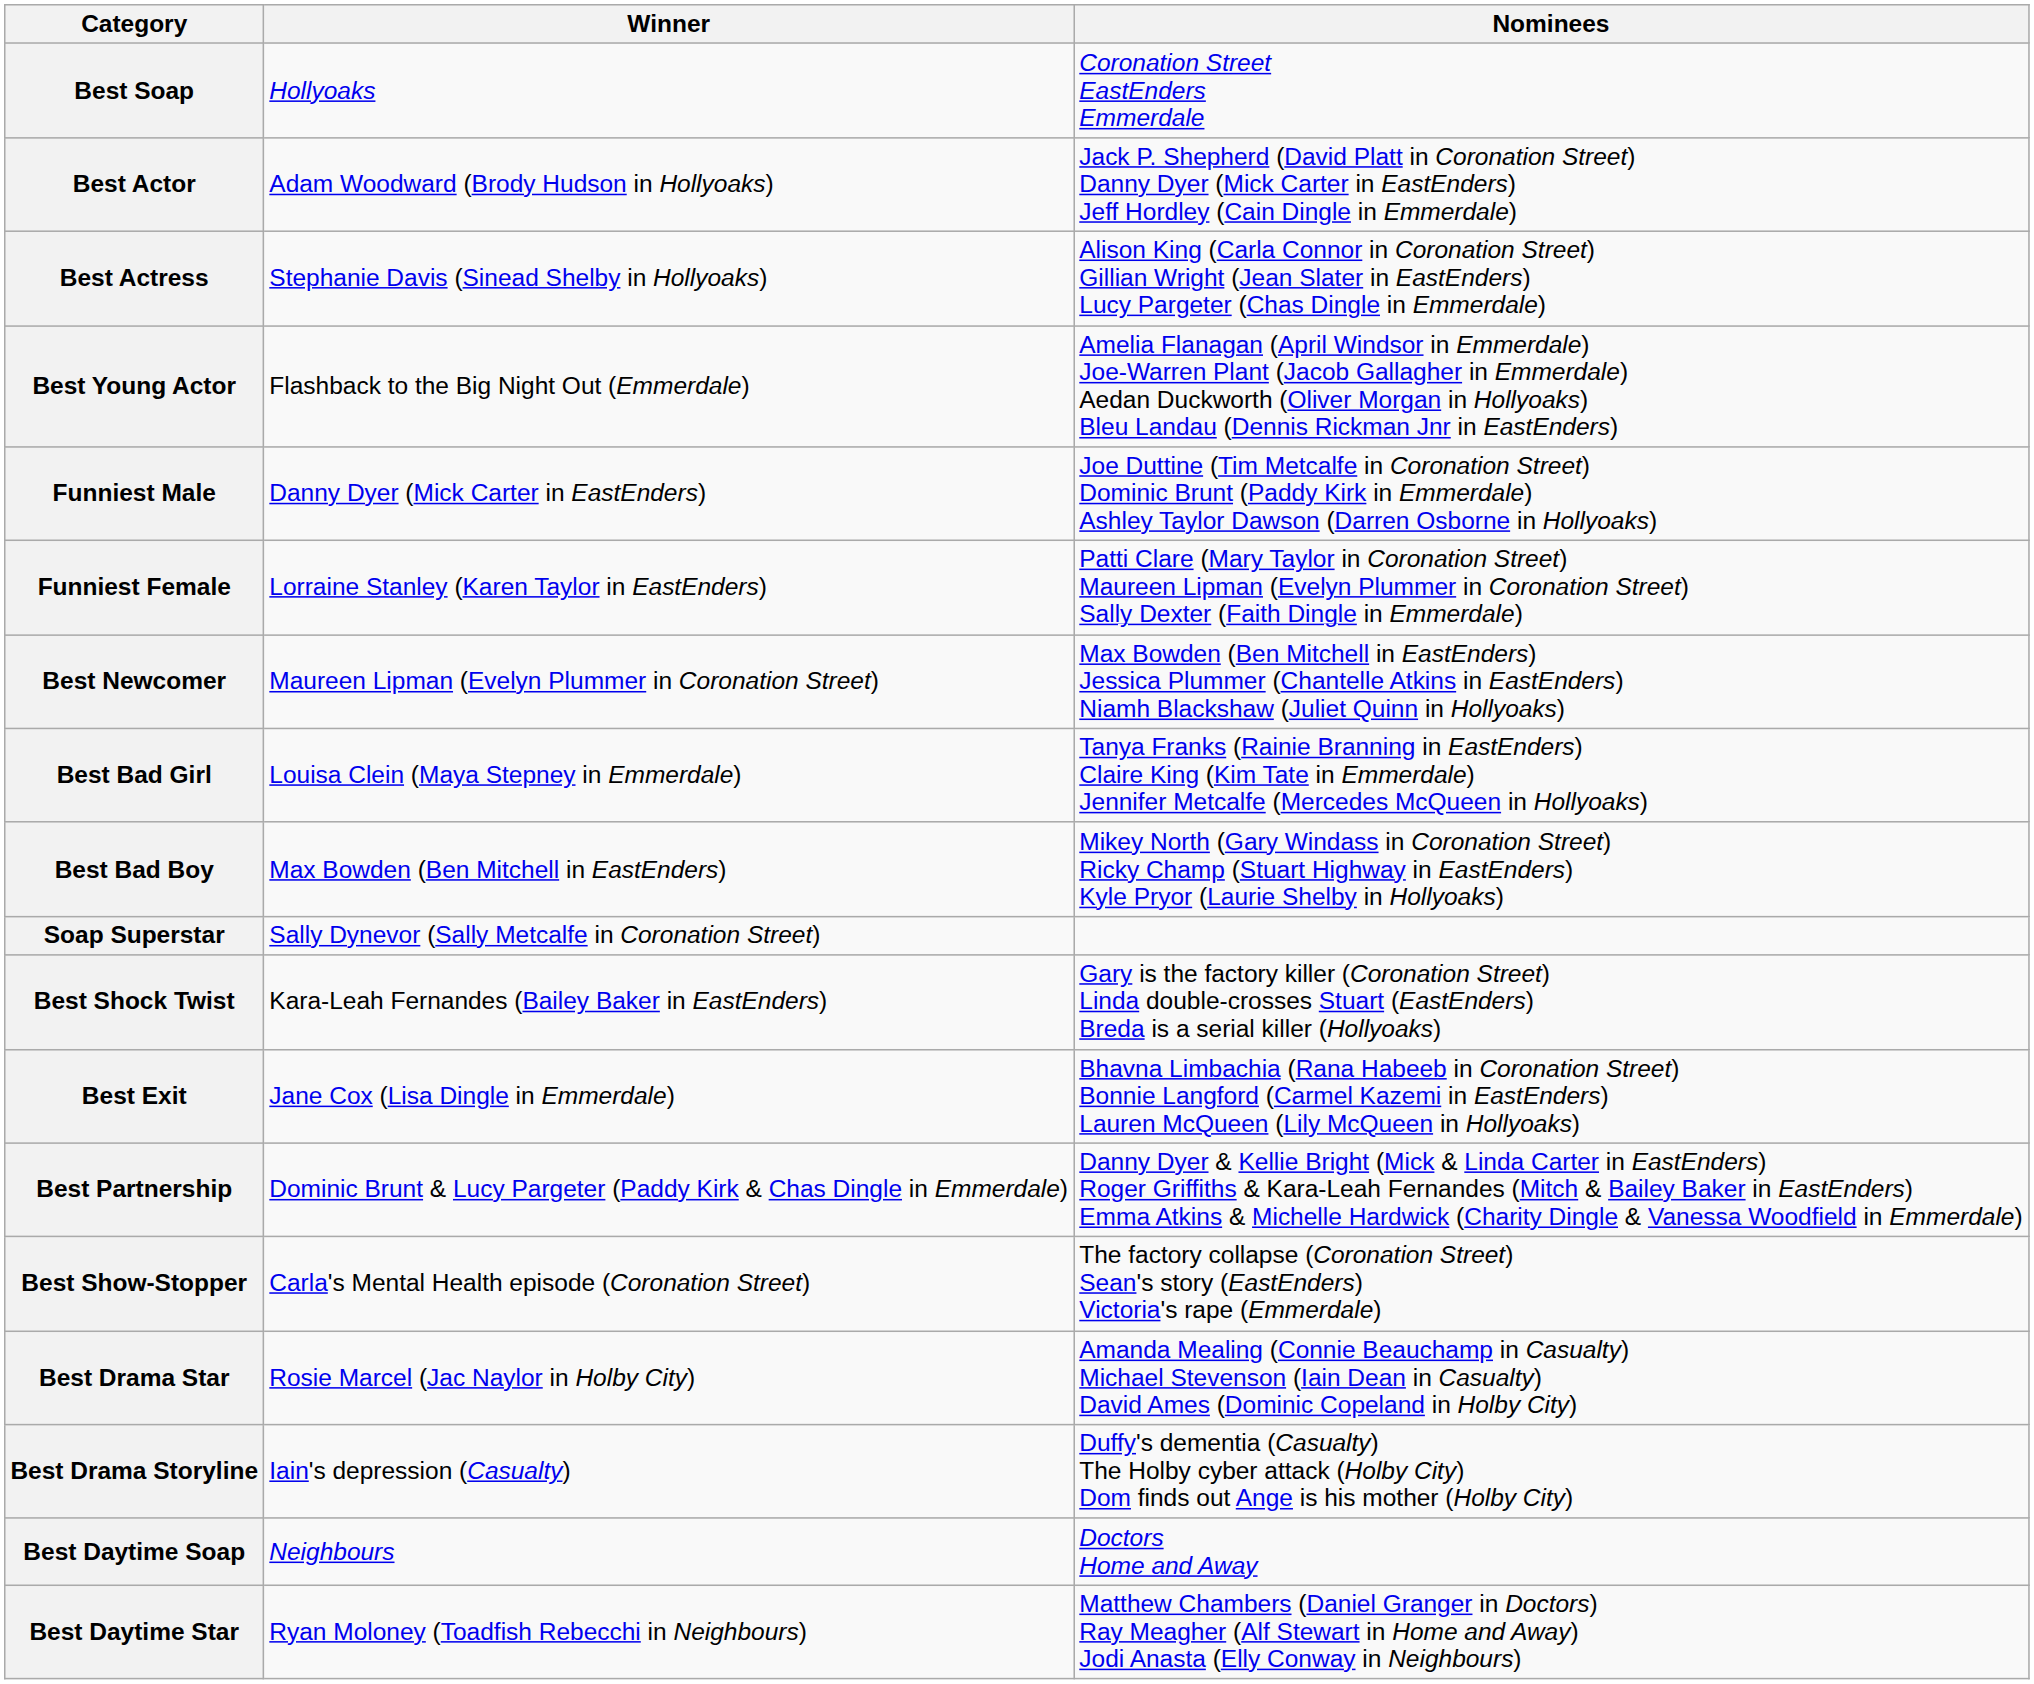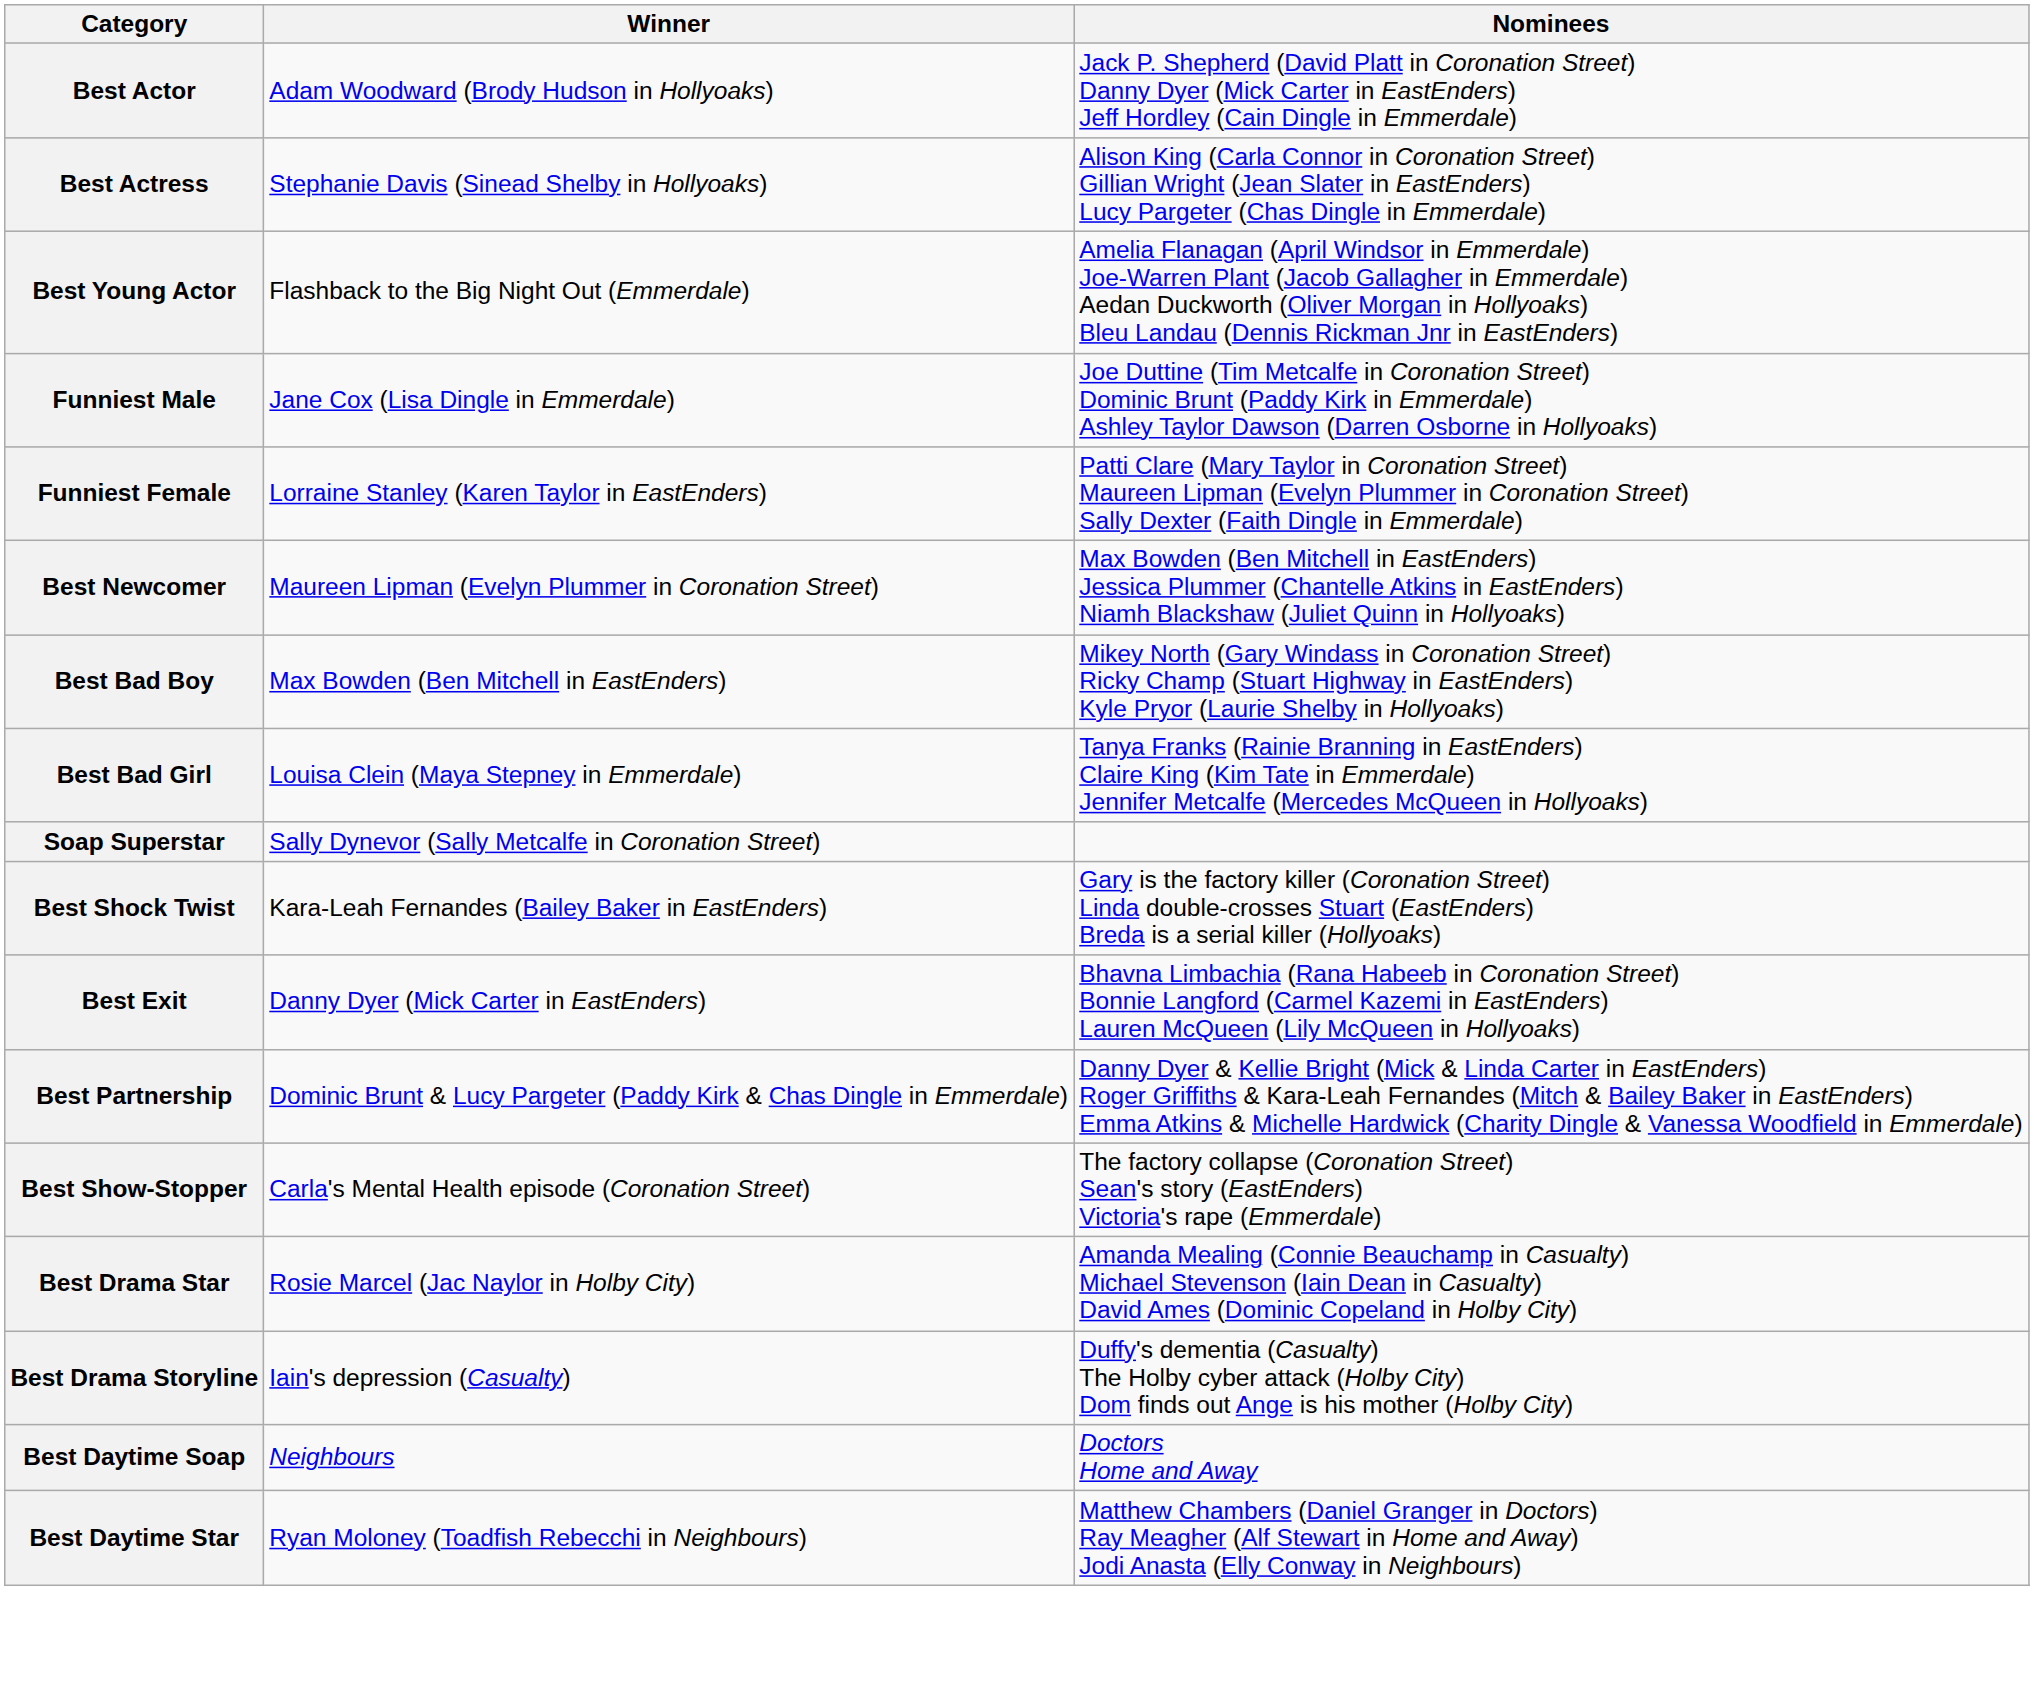- row: (134, 90)
(488, 493) Danny Dyer (Mick Carter in EastEnders) -> (472, 399) Jane Cox (Lisa Dingle in Emmerdale)
rows swapped: (134, 869) <-> (134, 775)
(472, 1095) Jane Cox (Lisa Dingle in Emmerdale) -> (488, 1001) Danny Dyer (Mick Carter in EastEnders)
